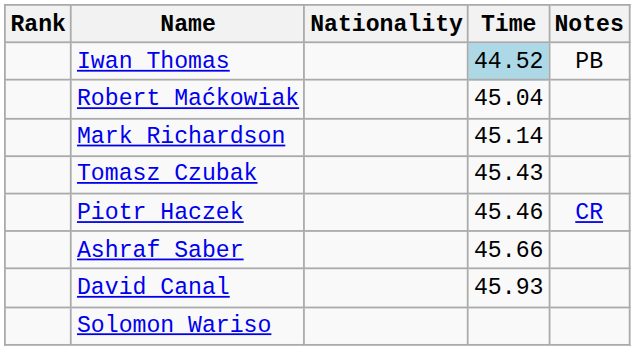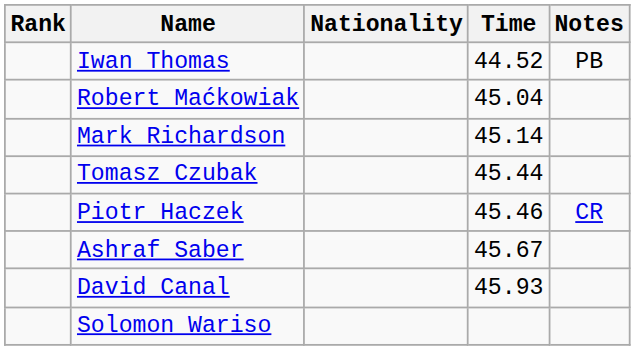(509, 61) lightblue background -> (509, 61) no background
(509, 175) 45.43 -> (509, 175) 45.44
(509, 250) 45.66 -> (509, 250) 45.67
